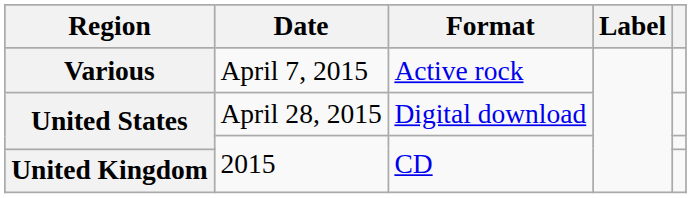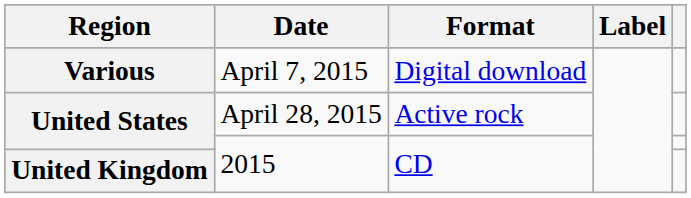(459, 69) Active rock -> (490, 69) Digital download
(490, 113) Digital download -> (459, 113) Active rock
